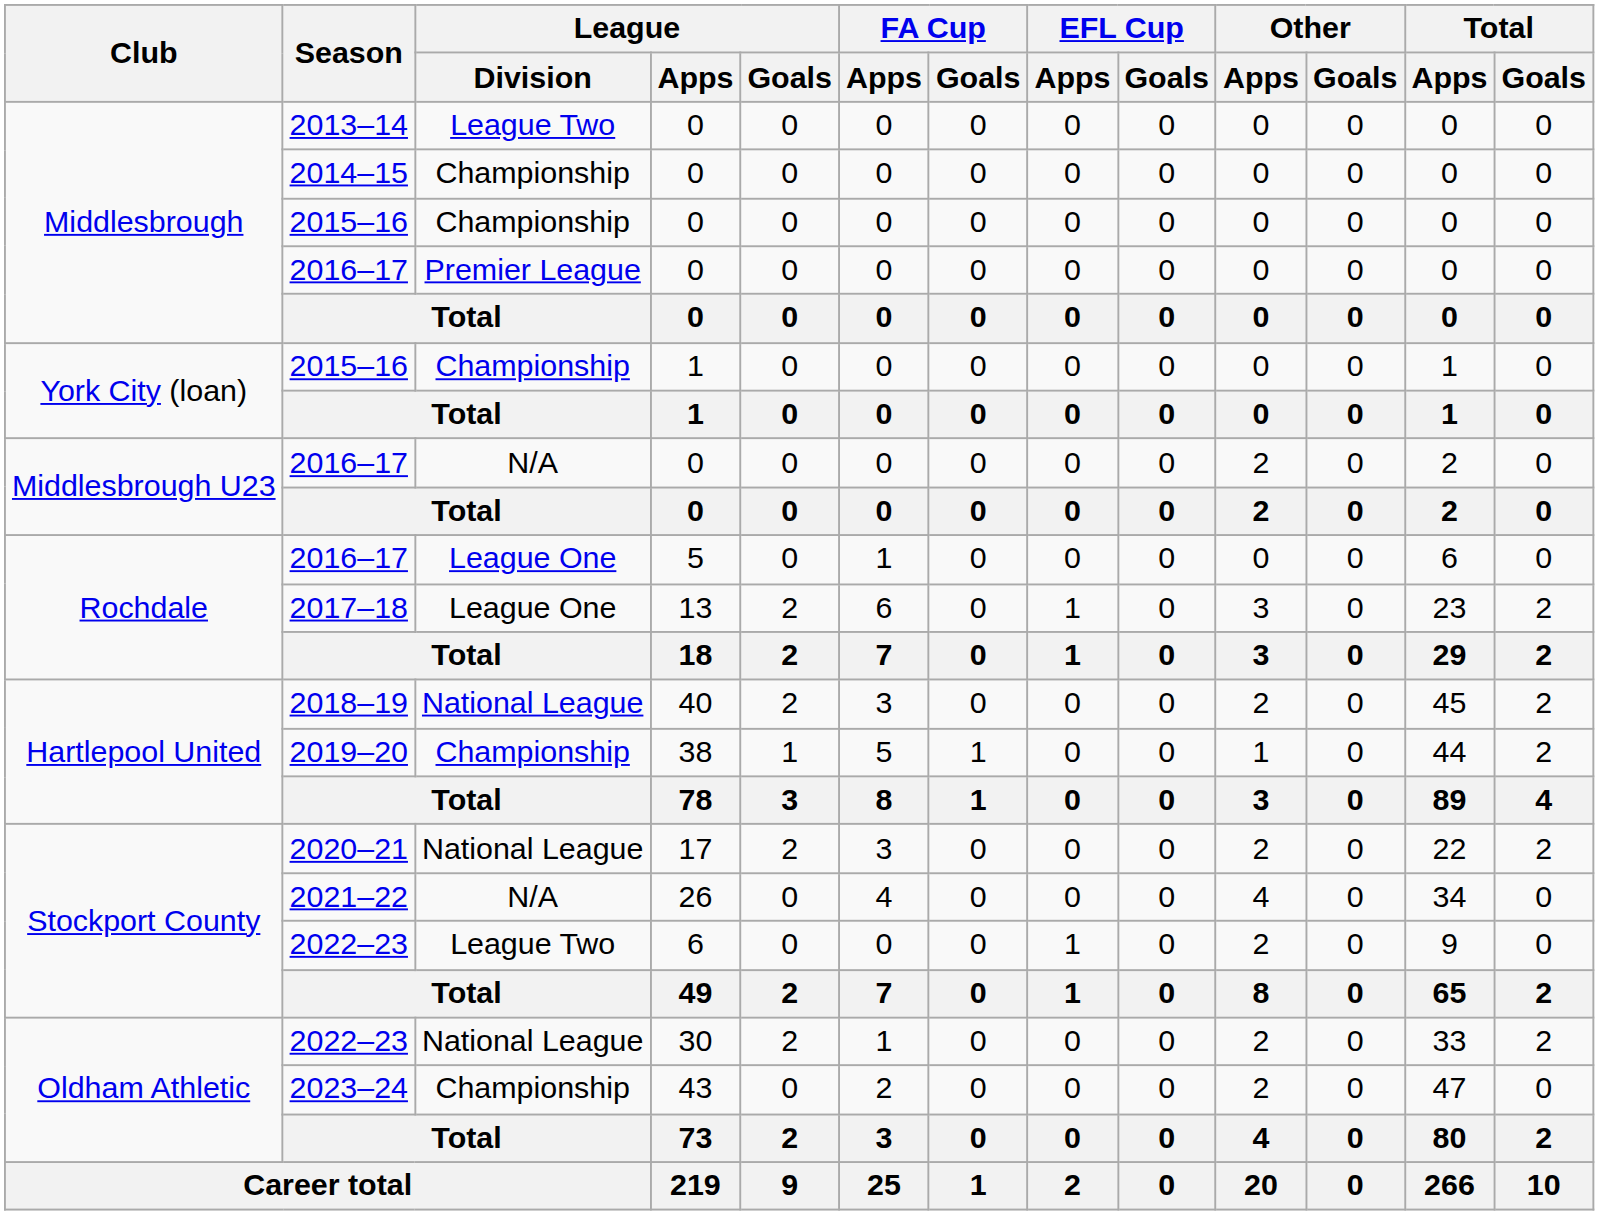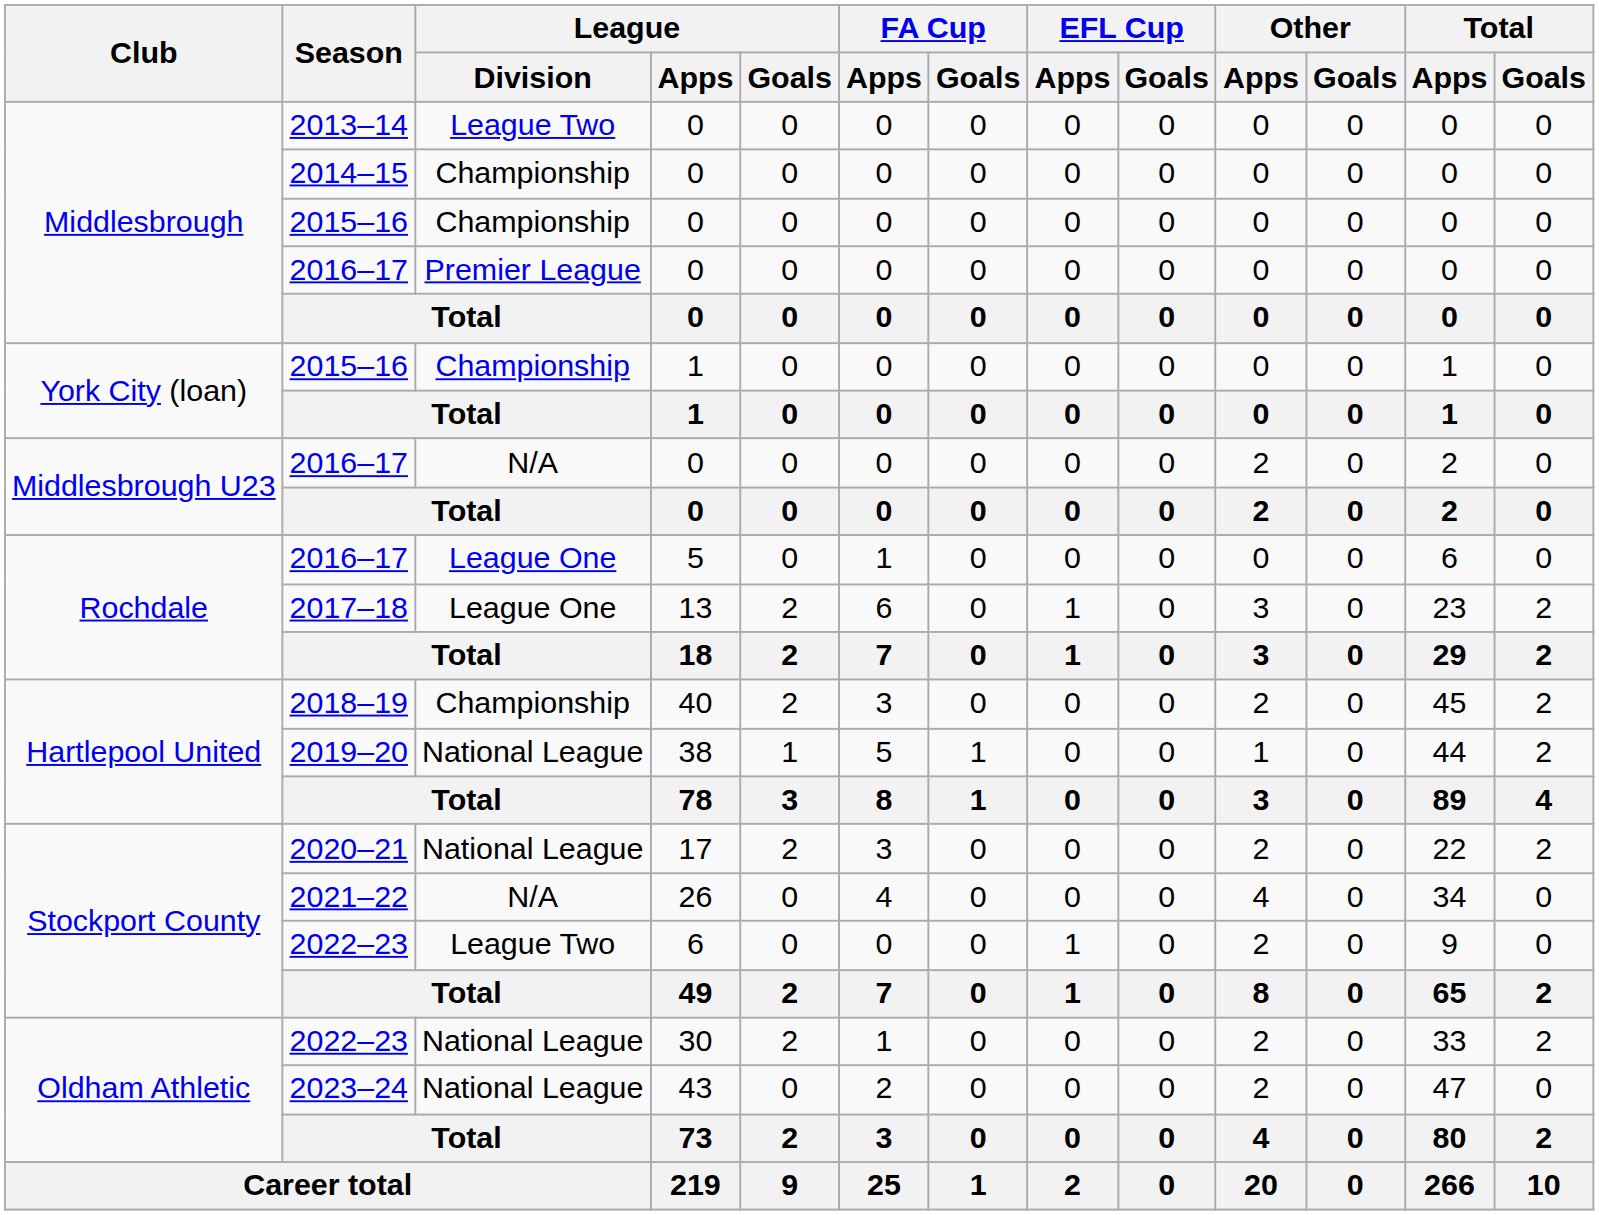(533, 703) National League -> (533, 703) Championship
(533, 751) Championship -> (533, 751) National League
(533, 1089) Championship -> (533, 1089) National League
